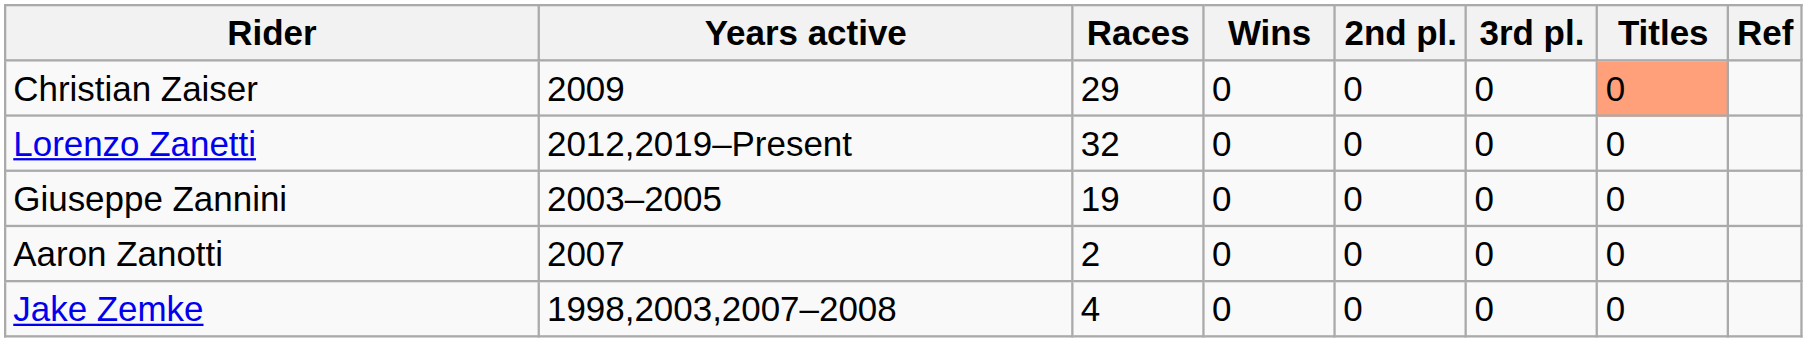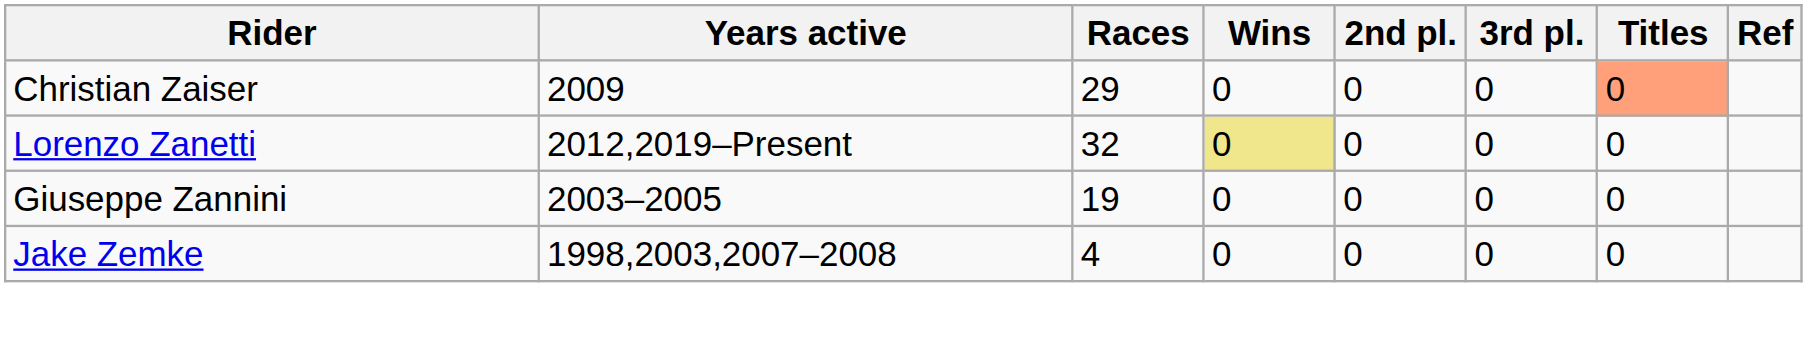(1222, 144) no background -> (1222, 144) khaki background
- row: (118, 254)
